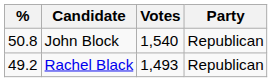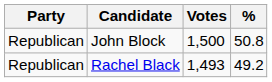columns swapped: (226, 16) <-> (23, 16)
(159, 40) 1,540 -> (206, 40) 1,500
